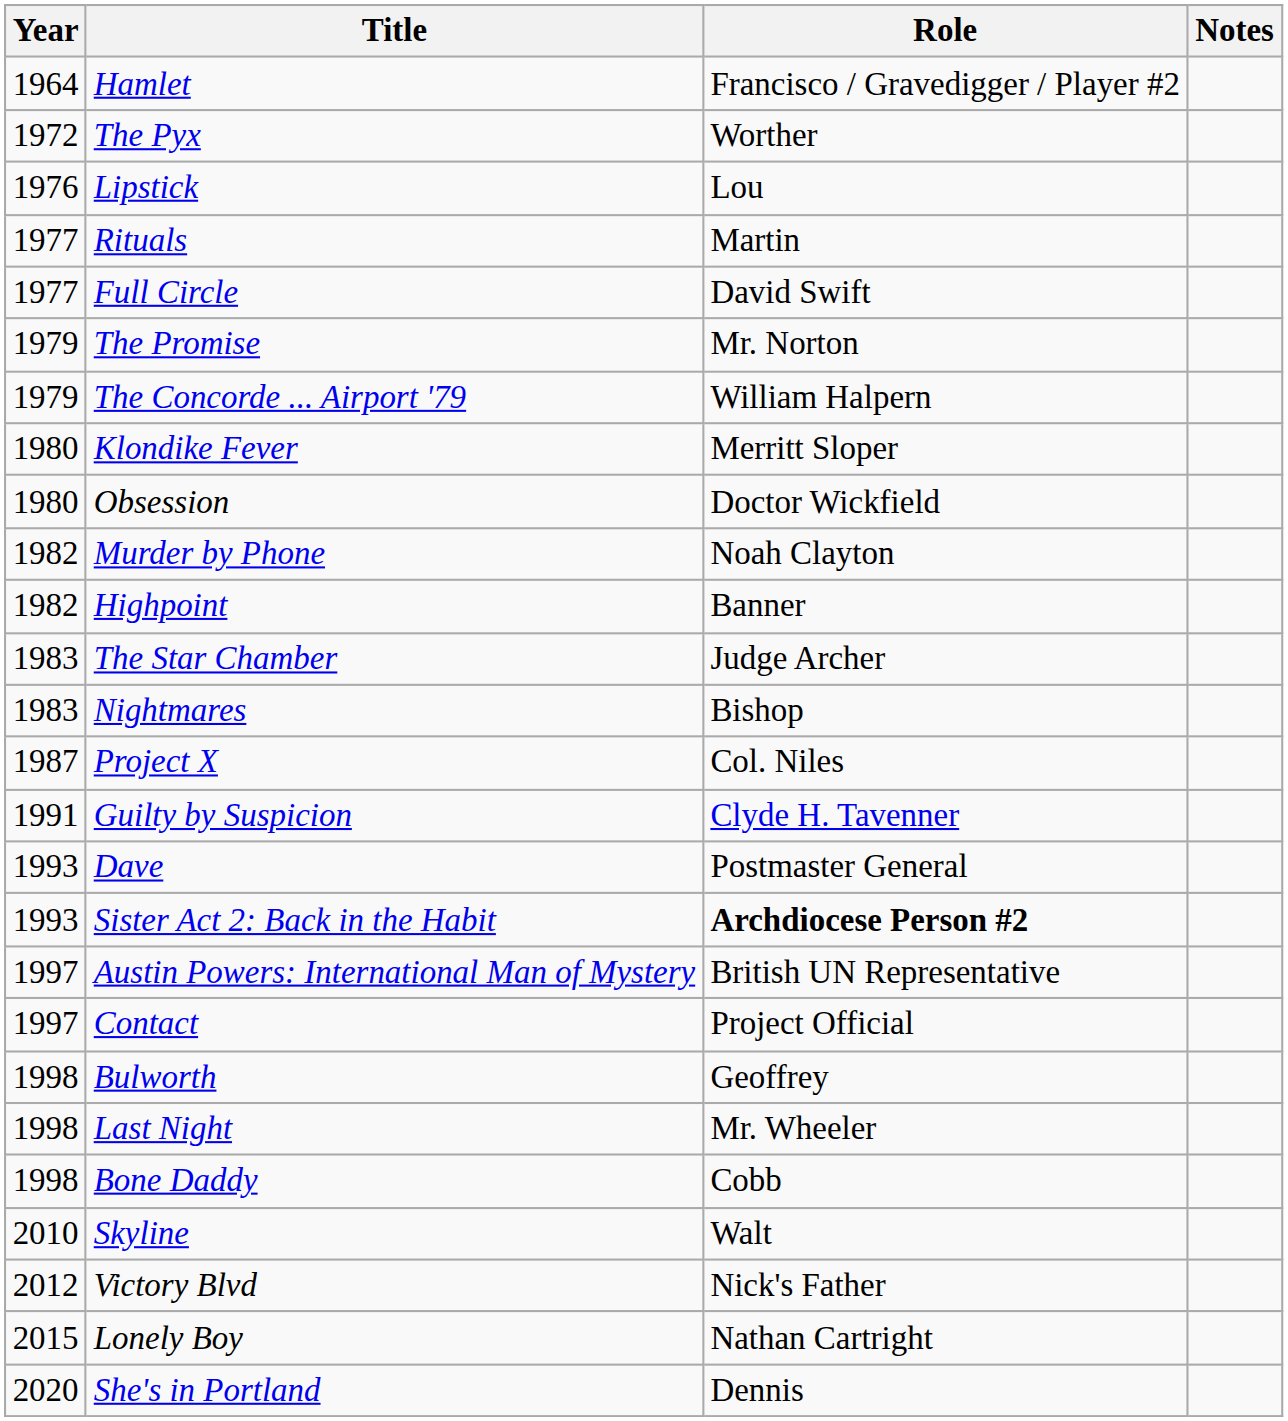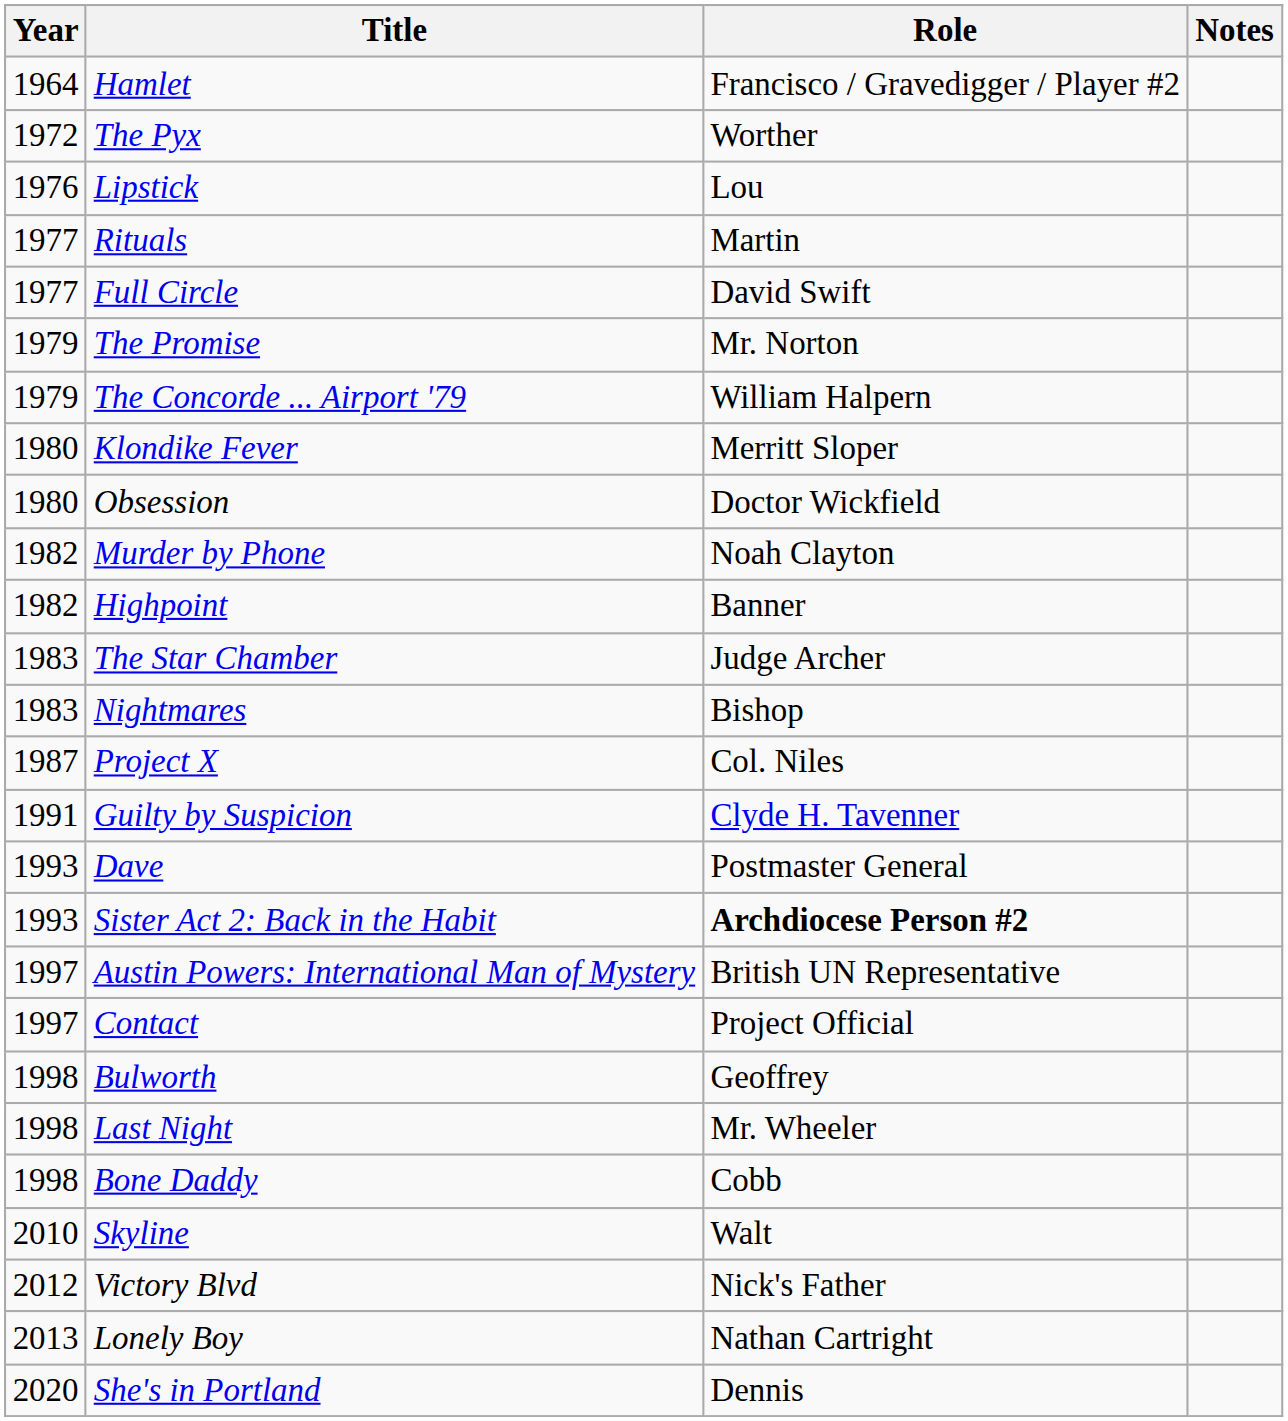(46, 1337) 2015 -> (46, 1337) 2013
